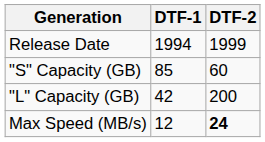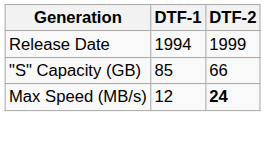(219, 70) 60 -> (219, 70) 66
- row: (74, 96)
